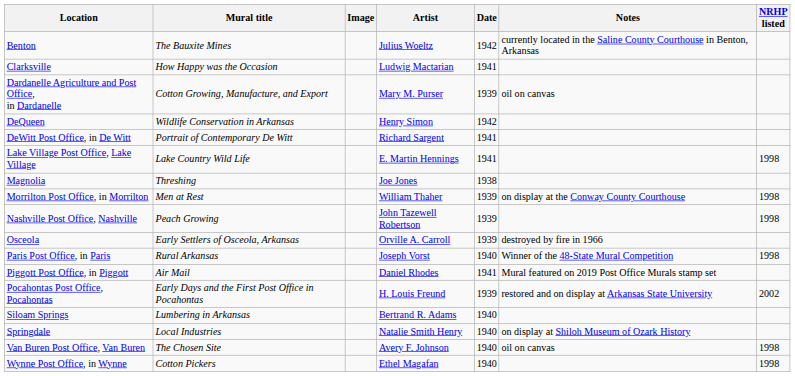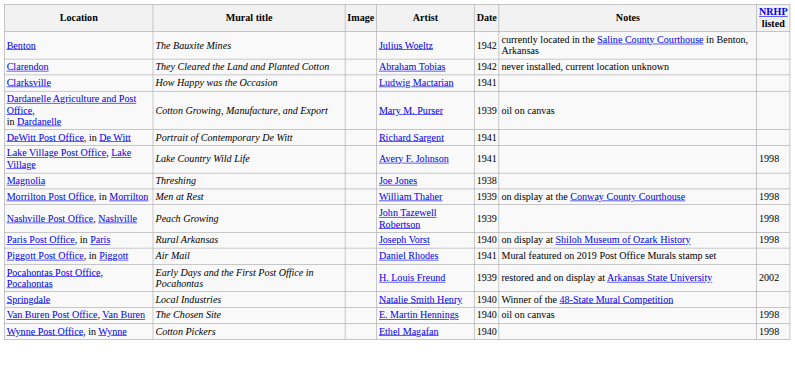+ row: (28, 67)
- row: (26, 121)
(419, 159) E. Martin Hennings -> (414, 159) Avery F. Johnson
- row: (23, 240)
(587, 256) Winner of the 48-State Mural Competition -> (596, 240) on display at Shiloh Museum of Ozark History
- row: (38, 315)
(596, 331) on display at Shiloh Museum of Ozark History -> (587, 299) Winner of the 48-State Mural Competition
(414, 347) Avery F. Johnson -> (419, 315) E. Martin Hennings
